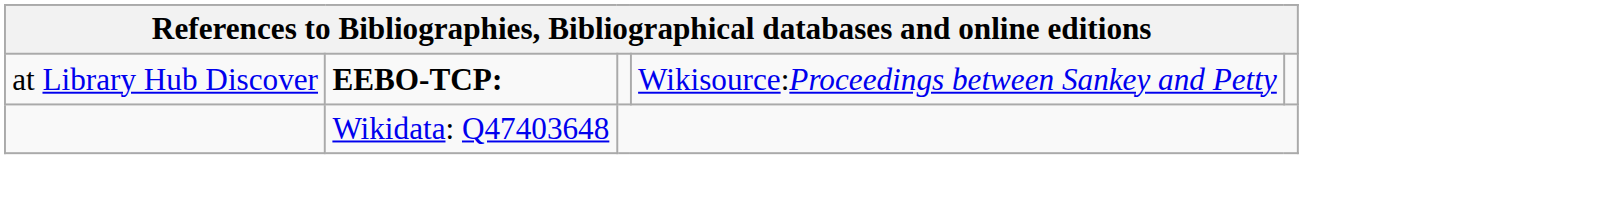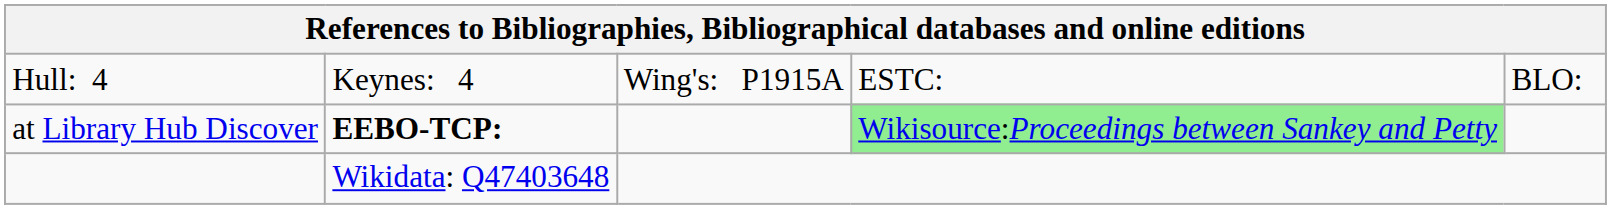+ row: (60, 78)
(957, 78) no background -> (1178, 128) lightgreen background
